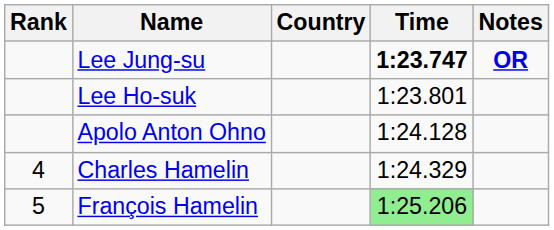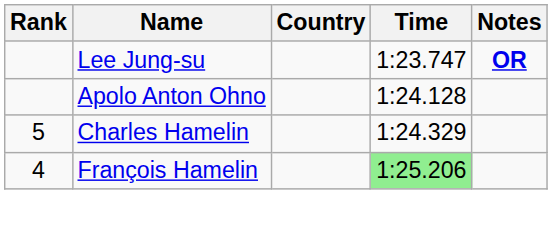(422, 59) bold -> (421, 59) normal
- row: (137, 96)
(38, 170) 4 -> (38, 133) 5
(38, 206) 5 -> (38, 170) 4
